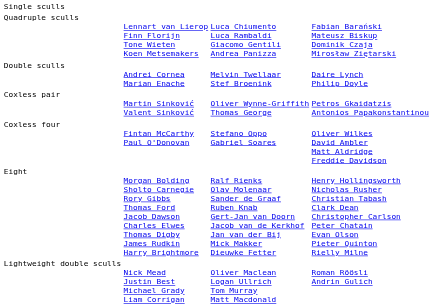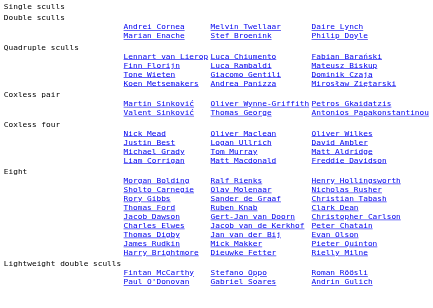rows swapped: (34, 65) <-> (41, 18)
(159, 137) Fintan McCarthy Paul O'Donovan -> (154, 146) Nick Mead Justin Best Michael Grady Liam Corrigan
(243, 137) Stefano Oppo Gabriel Soares -> (243, 146) Oliver Maclean Logan Ullrich Tom Murray Matt Macdonald
(154, 286) Nick Mead Justin Best Michael Grady Liam Corrigan -> (159, 277) Fintan McCarthy Paul O'Donovan
(243, 286) Oliver Maclean Logan Ullrich Tom Murray Matt Macdonald -> (243, 277) Stefano Oppo Gabriel Soares
